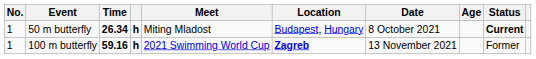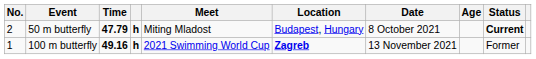(10, 29) 1 -> (10, 29) 2
(115, 29) 26.34 -> (115, 29) 47.79
(115, 45) 59.16 -> (115, 45) 49.16
